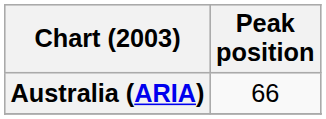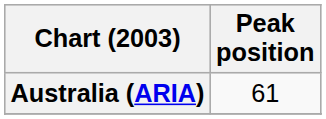(265, 93) 66 -> (265, 93) 61
